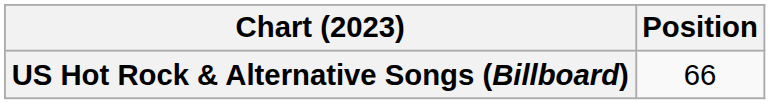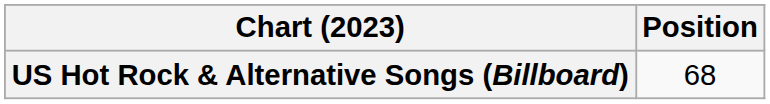(700, 74) 66 -> (700, 74) 68
